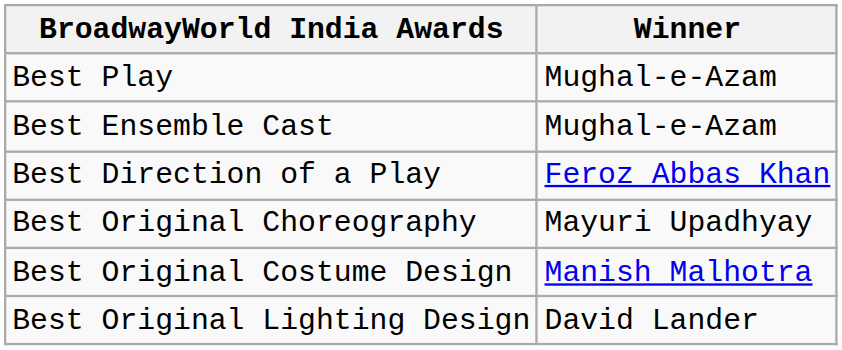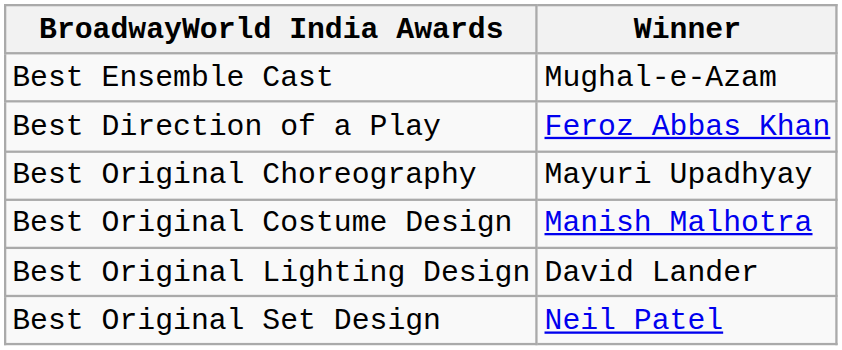- row: (93, 78)
+ row: (227, 321)
